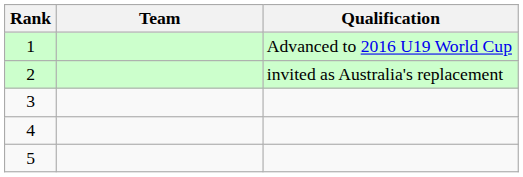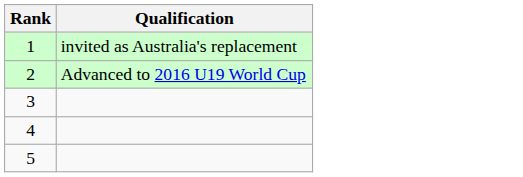- column: (160, 18)
(389, 46) Advanced to 2016 U19 World Cup -> (179, 46) invited as Australia's replacement
(385, 74) invited as Australia's replacement -> (183, 74) Advanced to 2016 U19 World Cup
